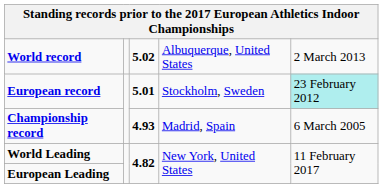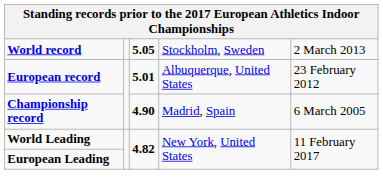(144, 56) 5.02 -> (144, 49) 5.05
(216, 56) Albuquerque, United States -> (213, 49) Stockholm, Sweden
(213, 91) Stockholm, Sweden -> (216, 76) Albuquerque, United States
(325, 91) paleturquoise background -> (325, 76) no background
(144, 125) 4.93 -> (144, 111) 4.90
